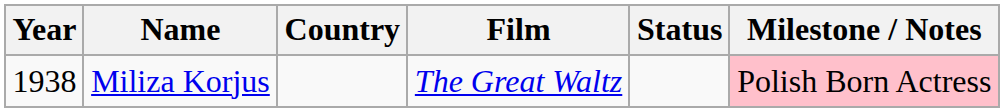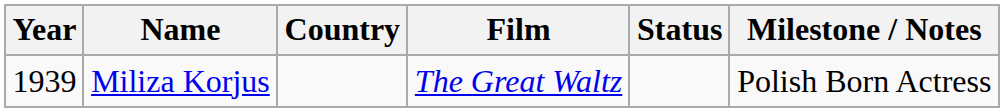(44, 80) 1938 -> (44, 80) 1939
(864, 80) pink background -> (864, 80) no background
